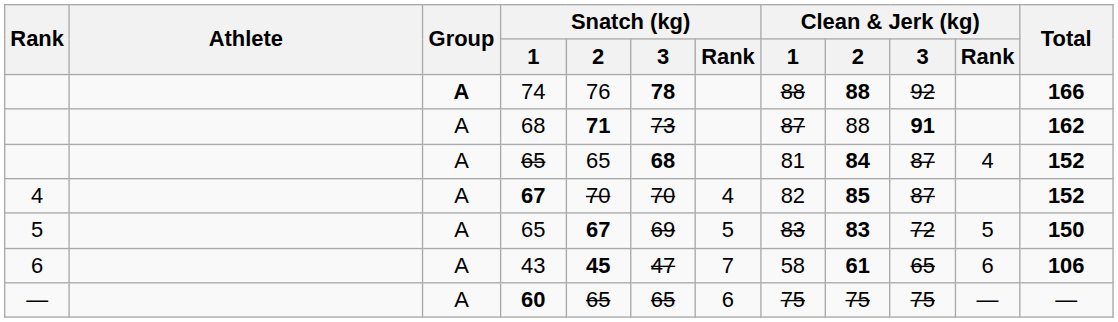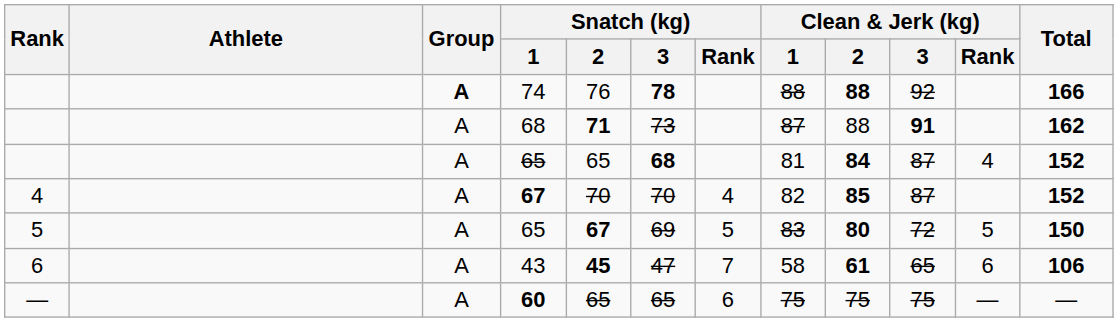(858, 230) 83 -> (858, 230) 80
